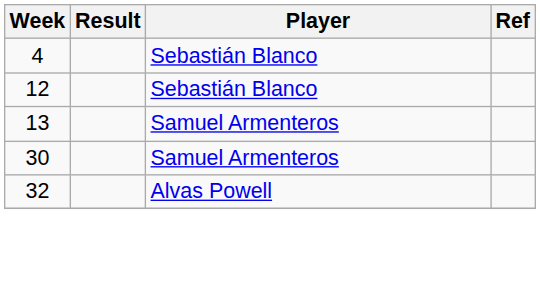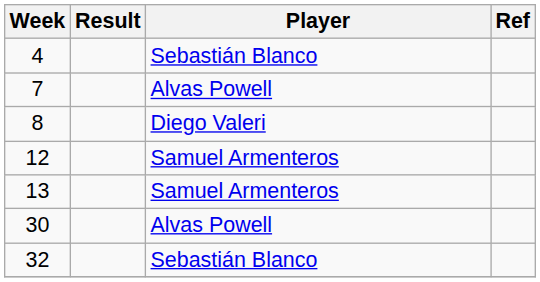+ row: (37, 89)
+ row: (37, 123)
(234, 89) Sebastián Blanco -> (245, 157) Samuel Armenteros
(245, 157) Samuel Armenteros -> (211, 225) Alvas Powell
(211, 191) Alvas Powell -> (234, 259) Sebastián Blanco
